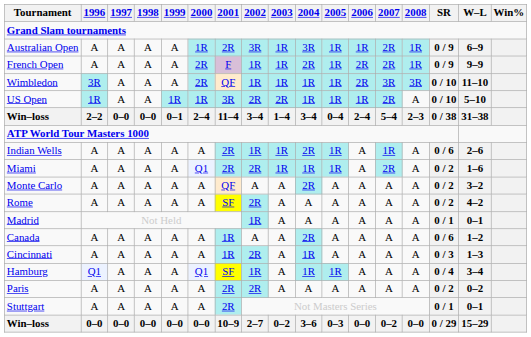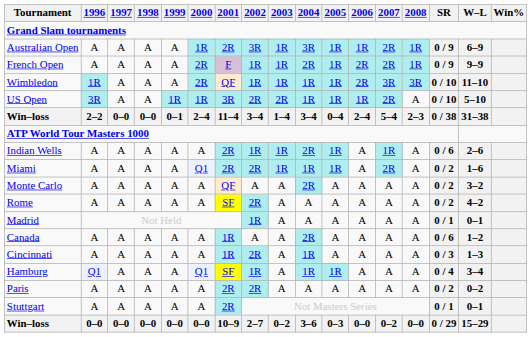(94, 82) 3R -> (94, 82) 1R
(94, 99) 1R -> (94, 99) 3R
